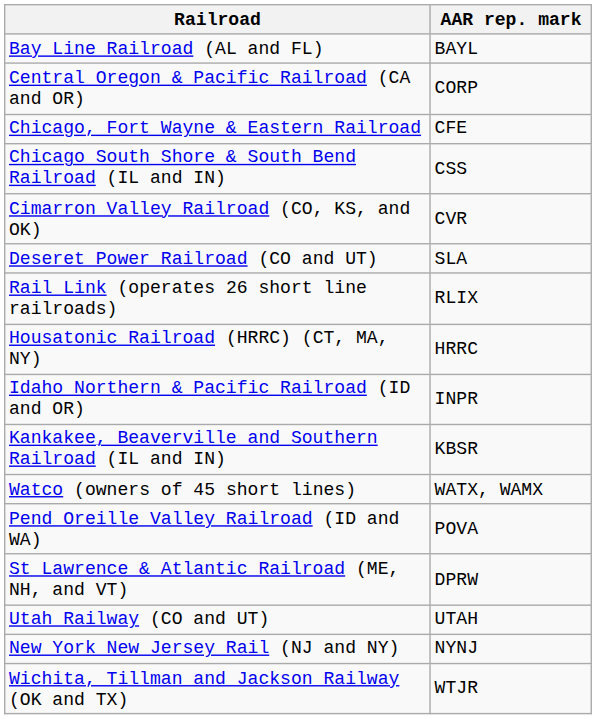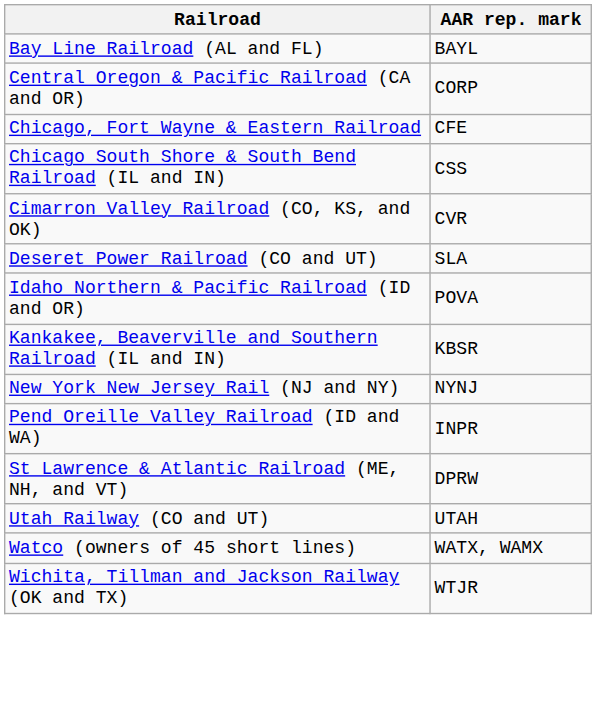- row: (188, 299)
- row: (199, 349)
(456, 399) INPR -> (456, 299) POVA
rows swapped: (204, 649) <-> (183, 489)
(456, 529) POVA -> (456, 429) INPR
